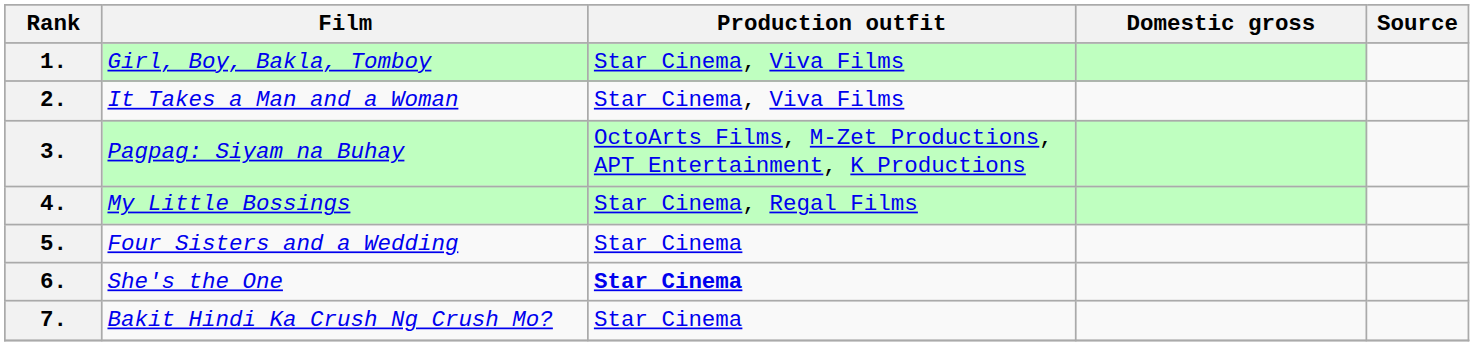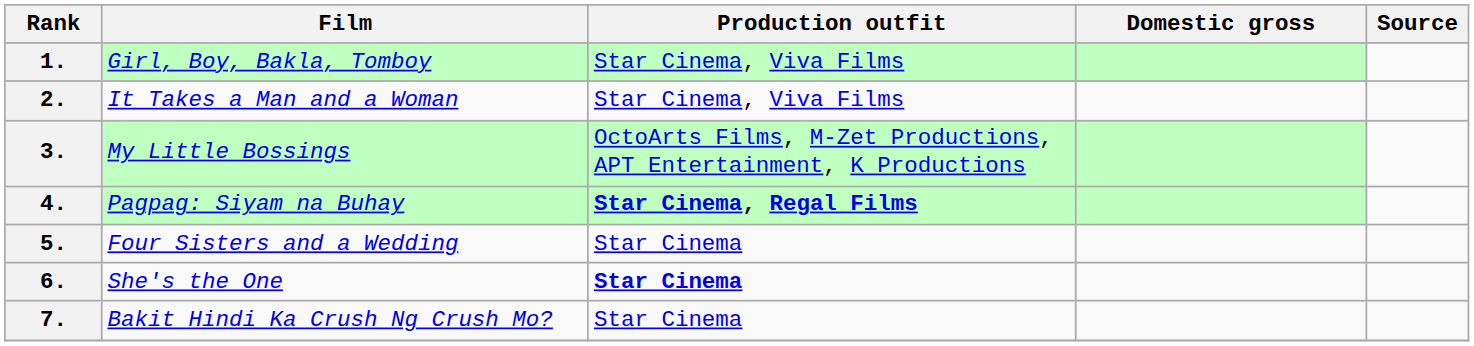(256, 152) Pagpag: Siyam na Buhay -> (229, 152) My Little Bossings
(229, 204) My Little Bossings -> (256, 204) Pagpag: Siyam na Buhay
(756, 204) normal -> (756, 204) bold
